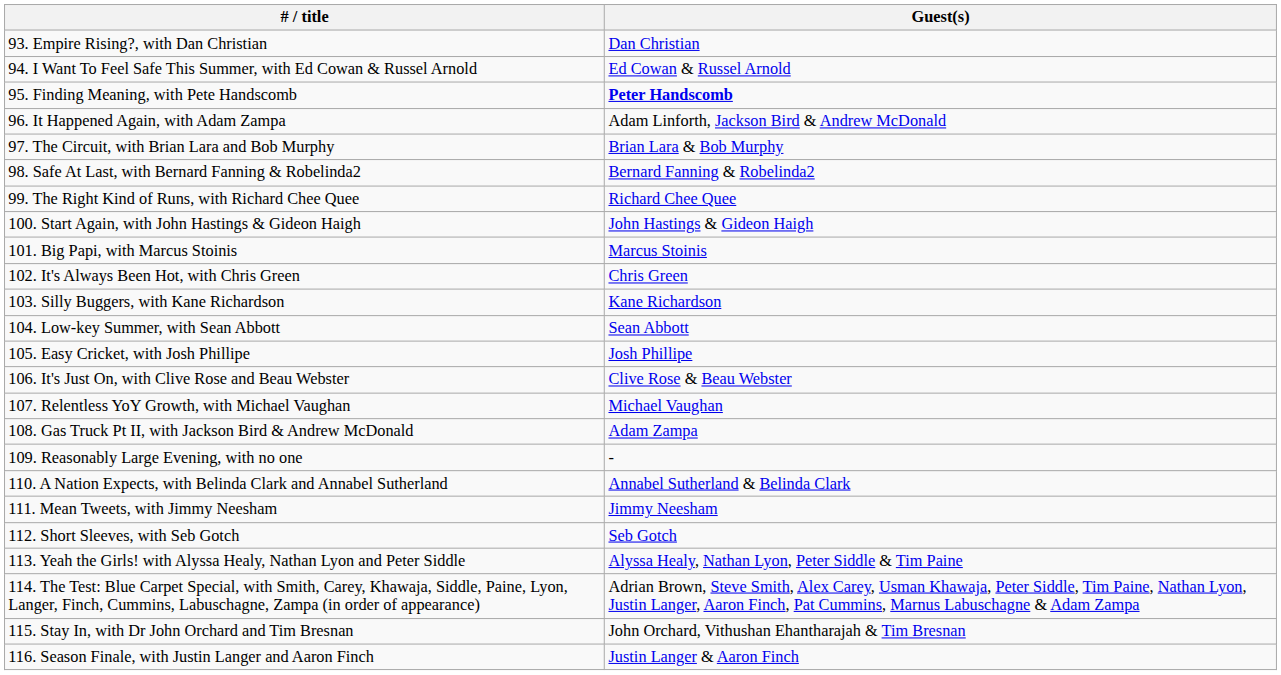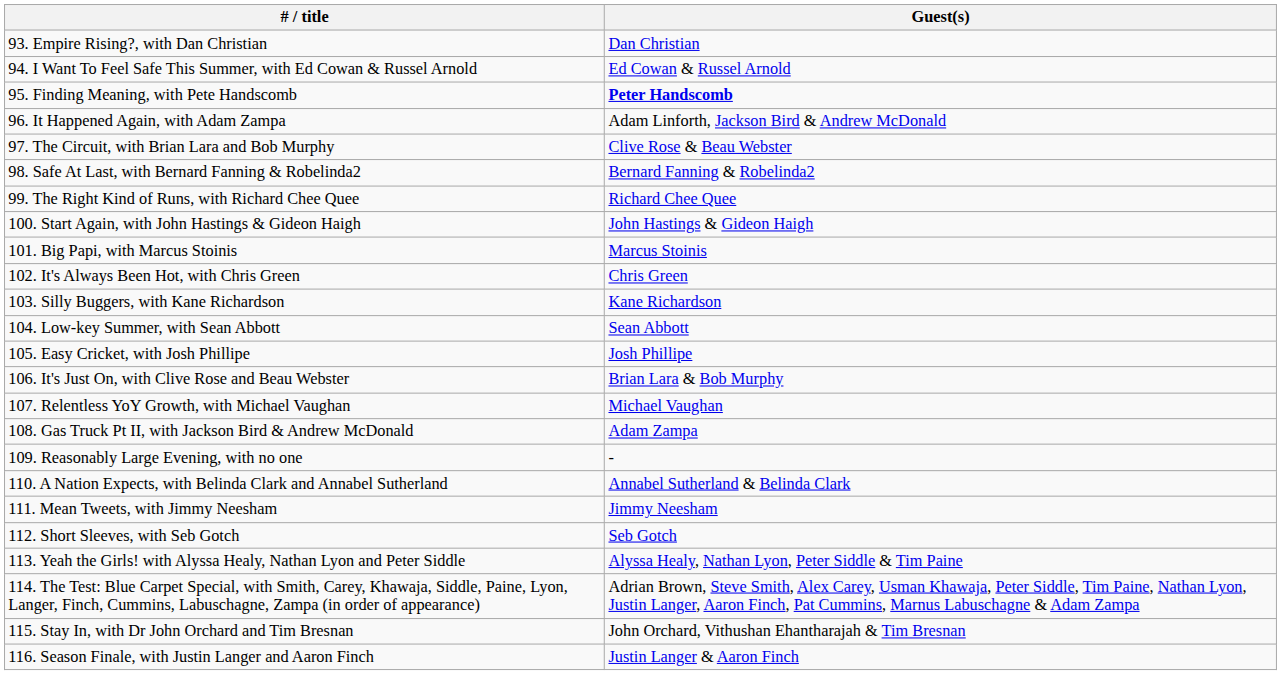(696, 146) Brian Lara & Bob Murphy -> (700, 146) Clive Rose & Beau Webster
(700, 379) Clive Rose & Beau Webster -> (696, 379) Brian Lara & Bob Murphy
